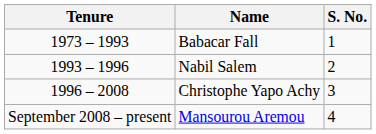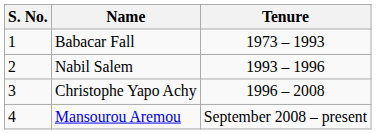columns swapped: (347, 16) <-> (90, 16)
